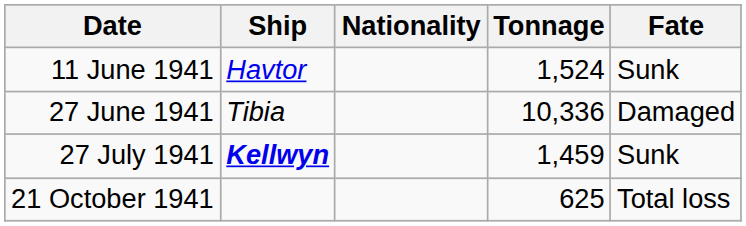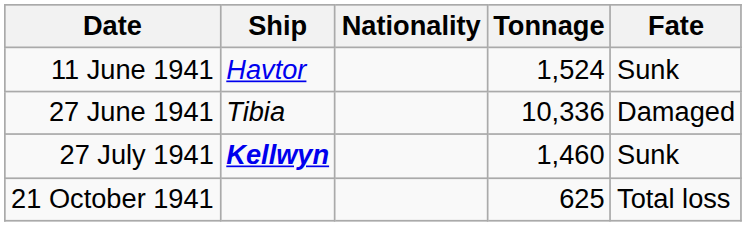(571, 155) 1,459 -> (571, 155) 1,460
